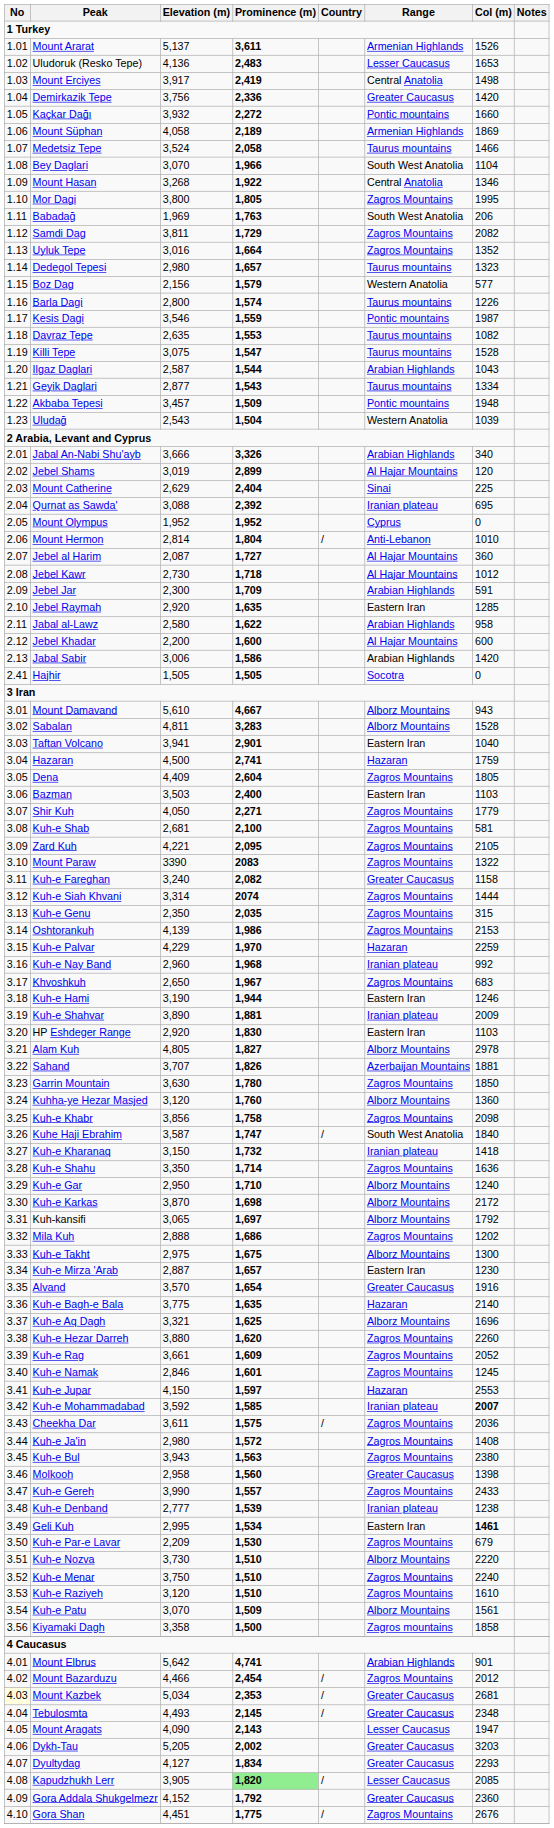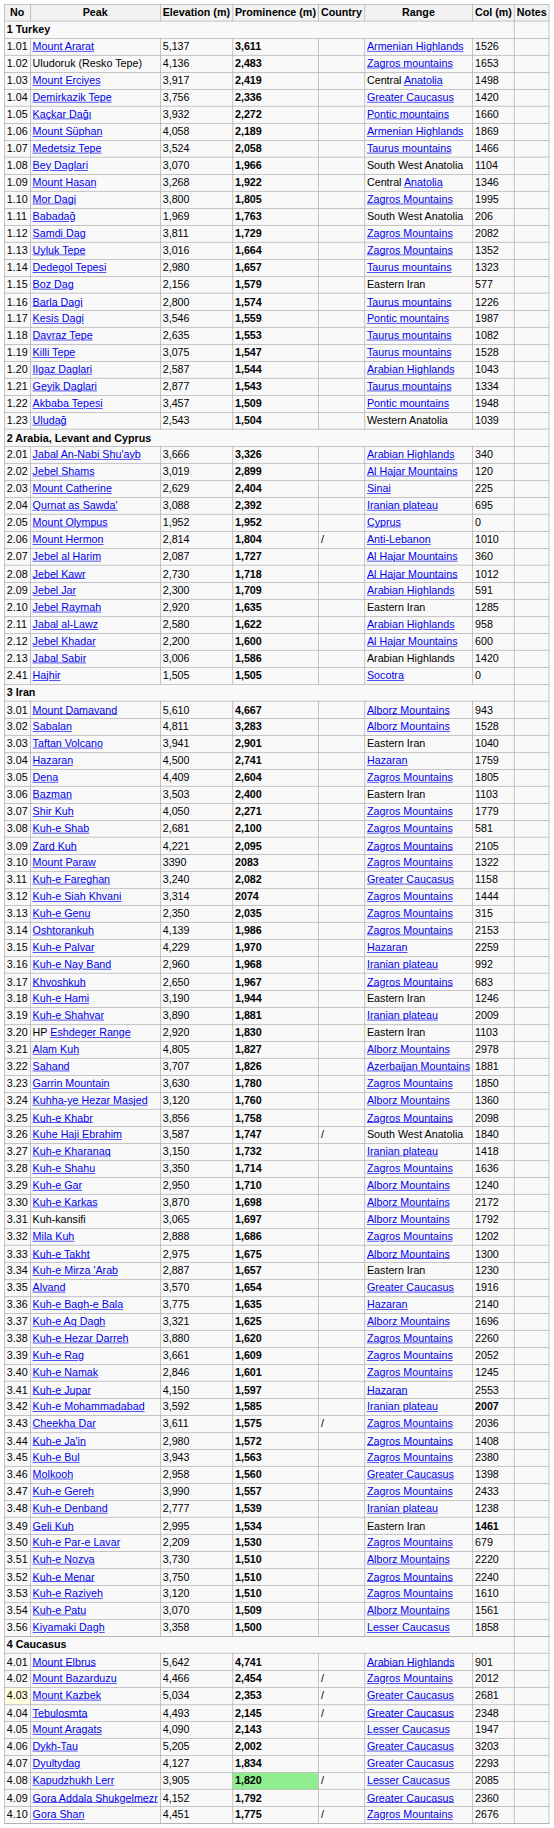(408, 64) Lesser Caucasus -> (410, 64) Zagros mountains
(407, 285) Western Anatolia -> (396, 285) Eastern Iran
(410, 1628) Zagros mountains -> (408, 1628) Lesser Caucasus
